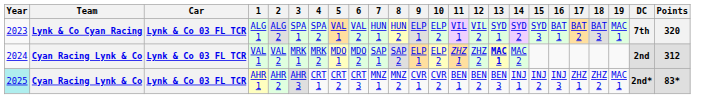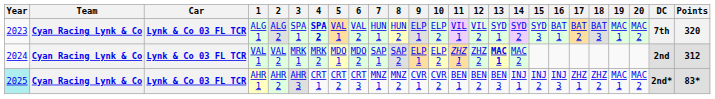+ column: (639, 12)
(87, 31) Lynk & Co Cyan Racing -> (87, 31) Cyan Racing Lynk & Co
(319, 31) normal -> (319, 31) bold
